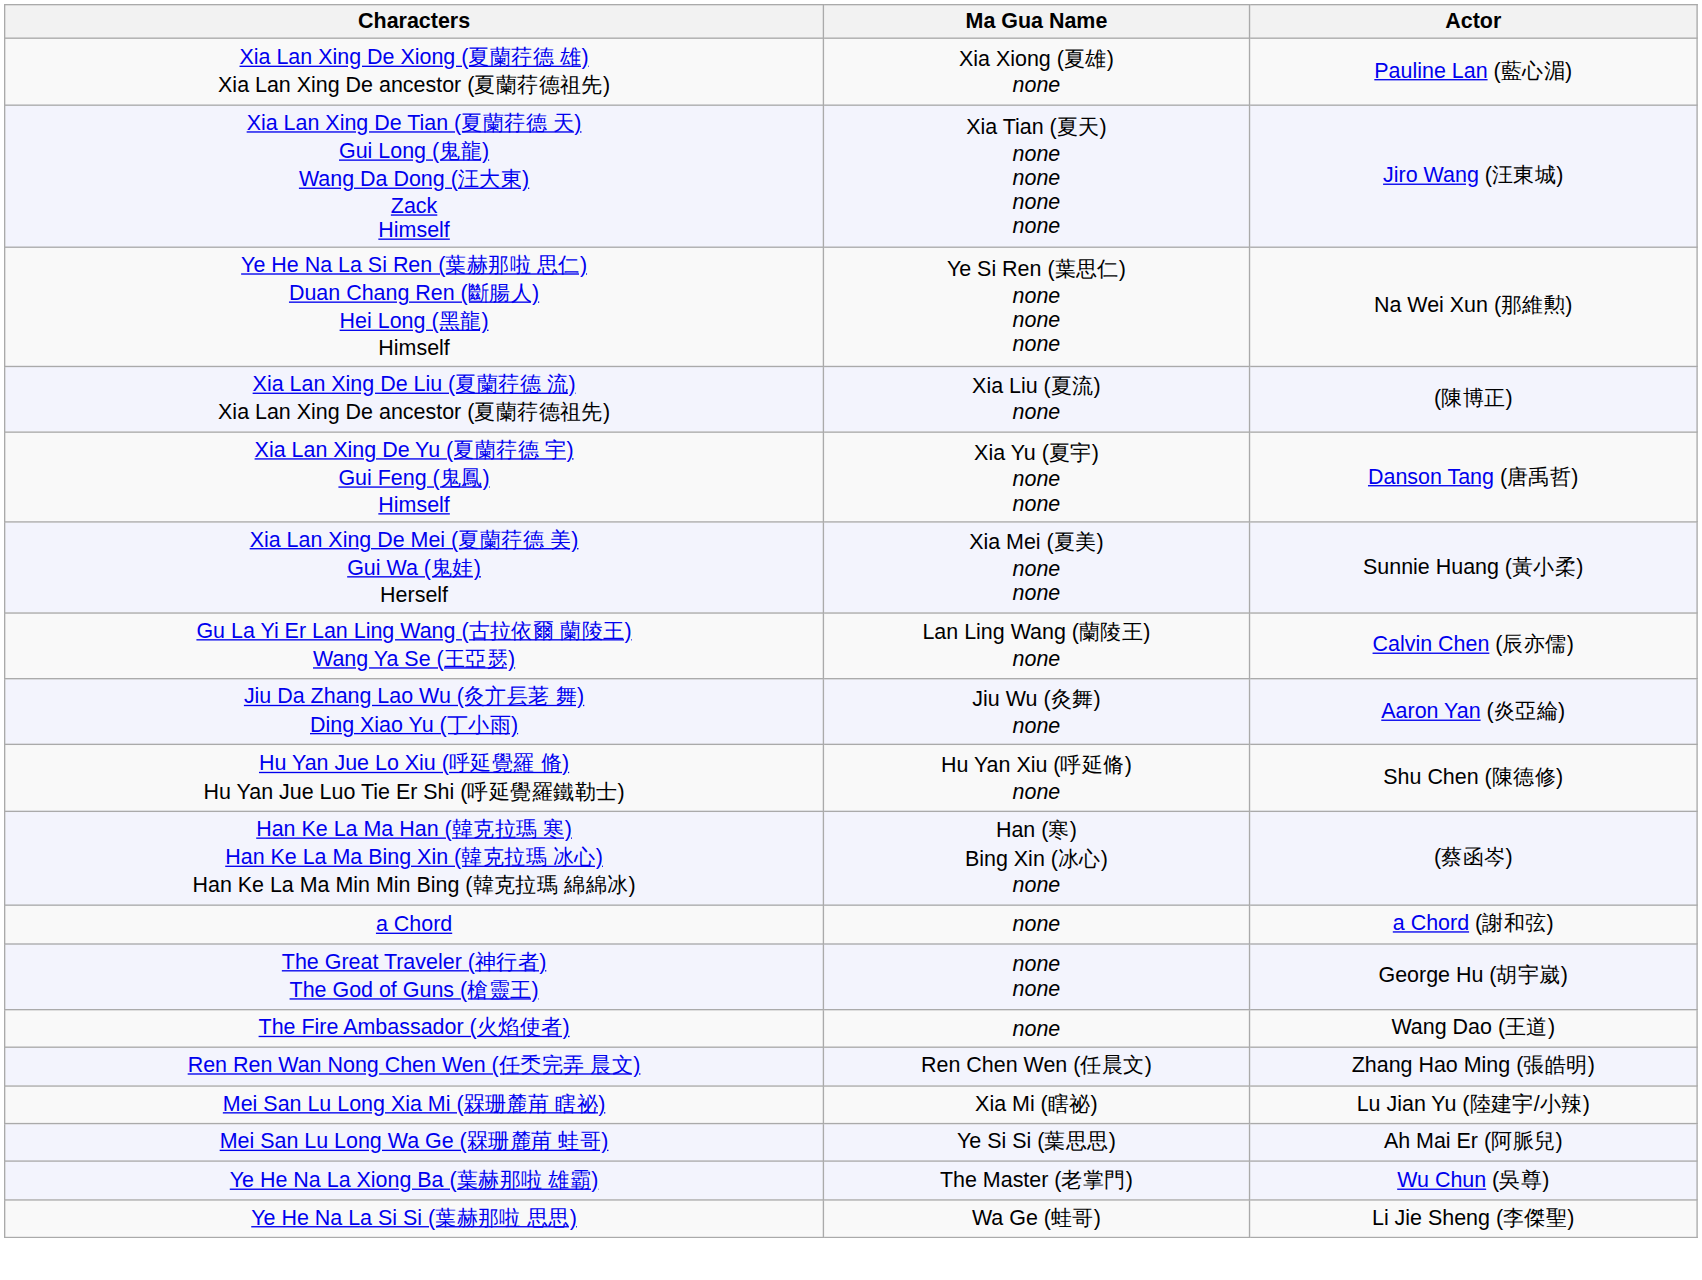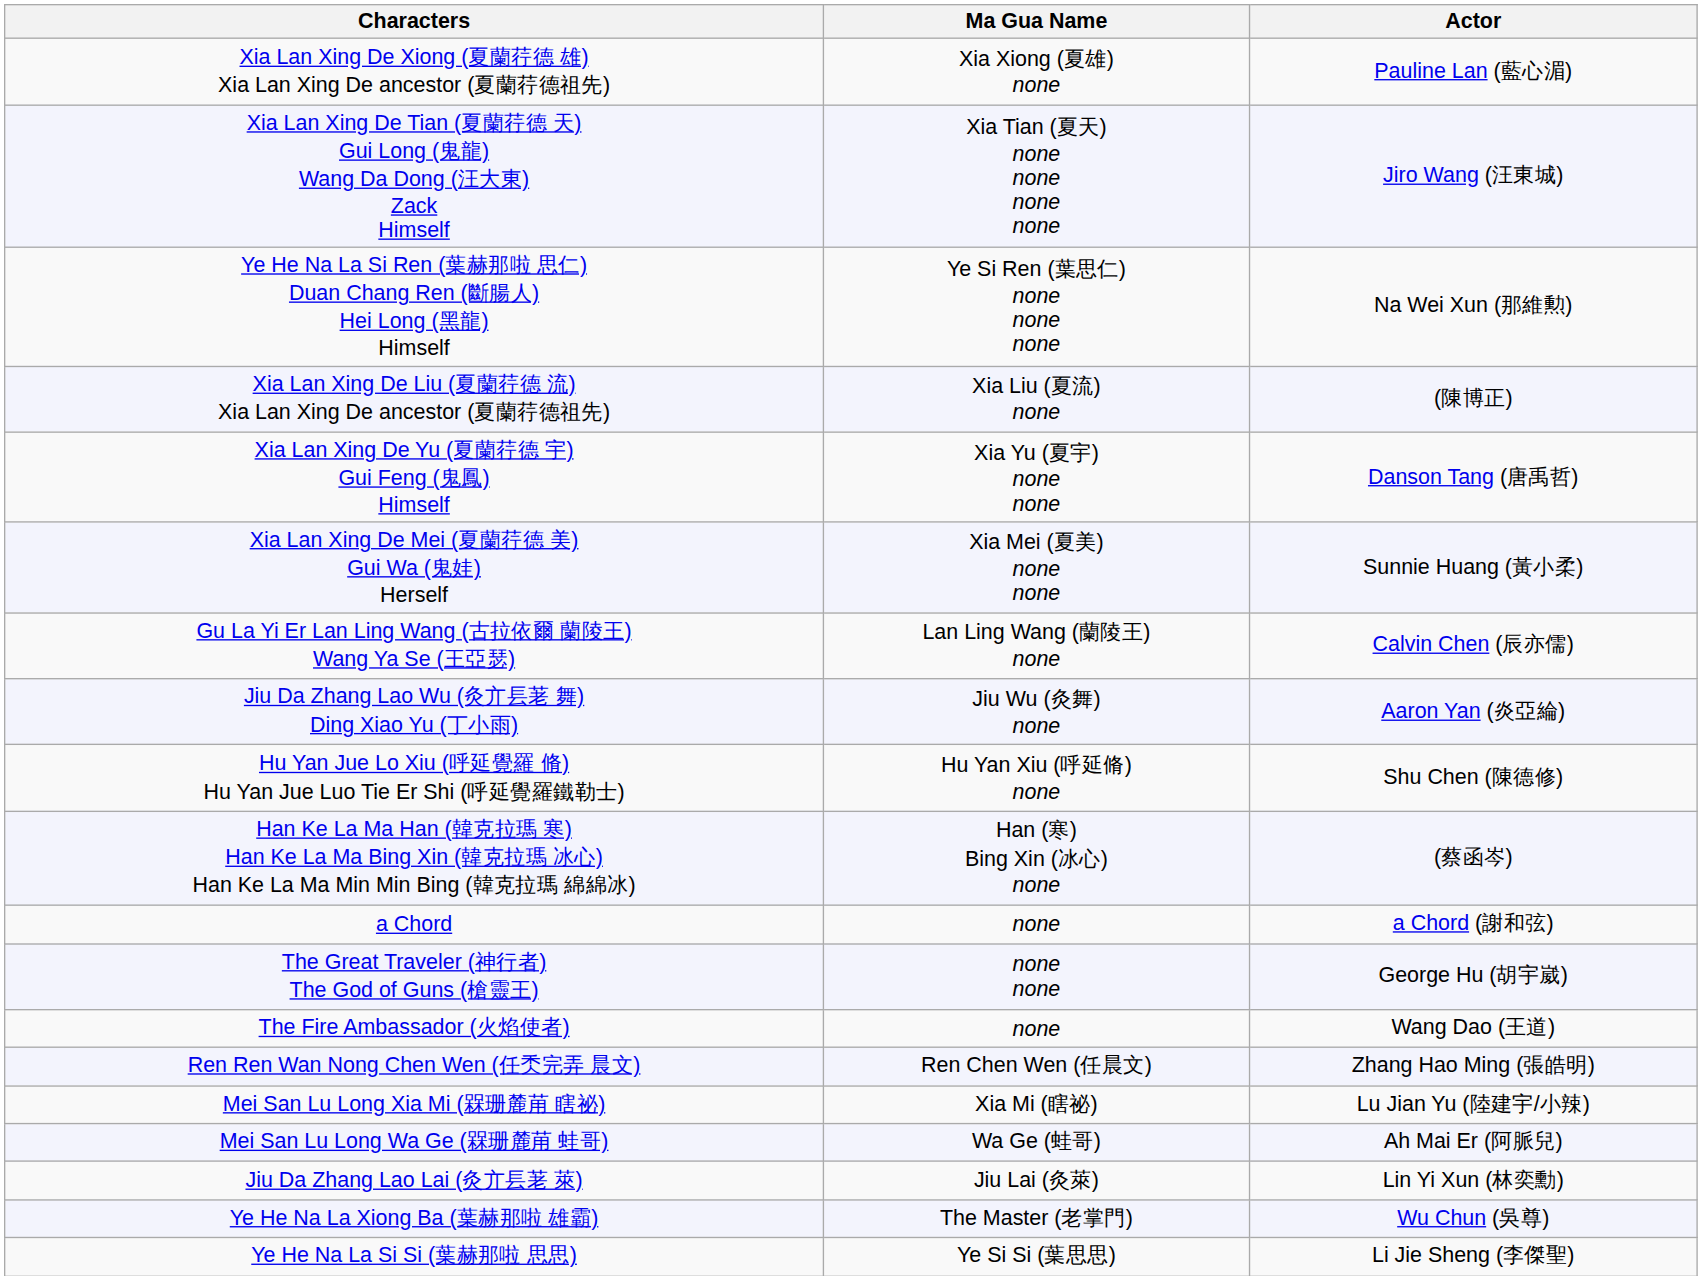(1036, 1141) Ye Si Si (葉思思) -> (1036, 1141) Wa Ge (蛙哥)
+ row: (414, 1179)
(1036, 1217) Wa Ge (蛙哥) -> (1036, 1255) Ye Si Si (葉思思)
